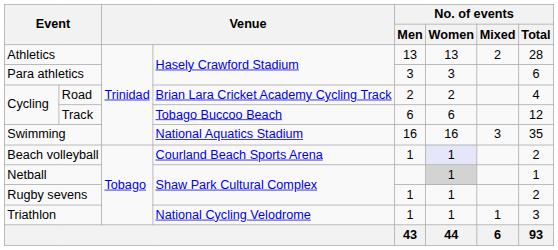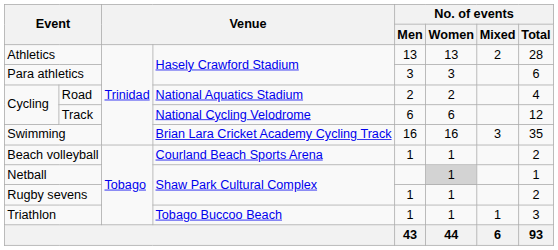(274, 94) Brian Lara Cricket Academy Cycling Track -> (229, 94) National Aquatics Stadium
(219, 114) Tobago Buccoo Beach -> (233, 114) National Cycling Velodrome
(229, 134) National Aquatics Stadium -> (274, 134) Brian Lara Cricket Academy Cycling Track
(451, 154) lavender background -> (451, 154) no background
(233, 214) National Cycling Velodrome -> (219, 214) Tobago Buccoo Beach
